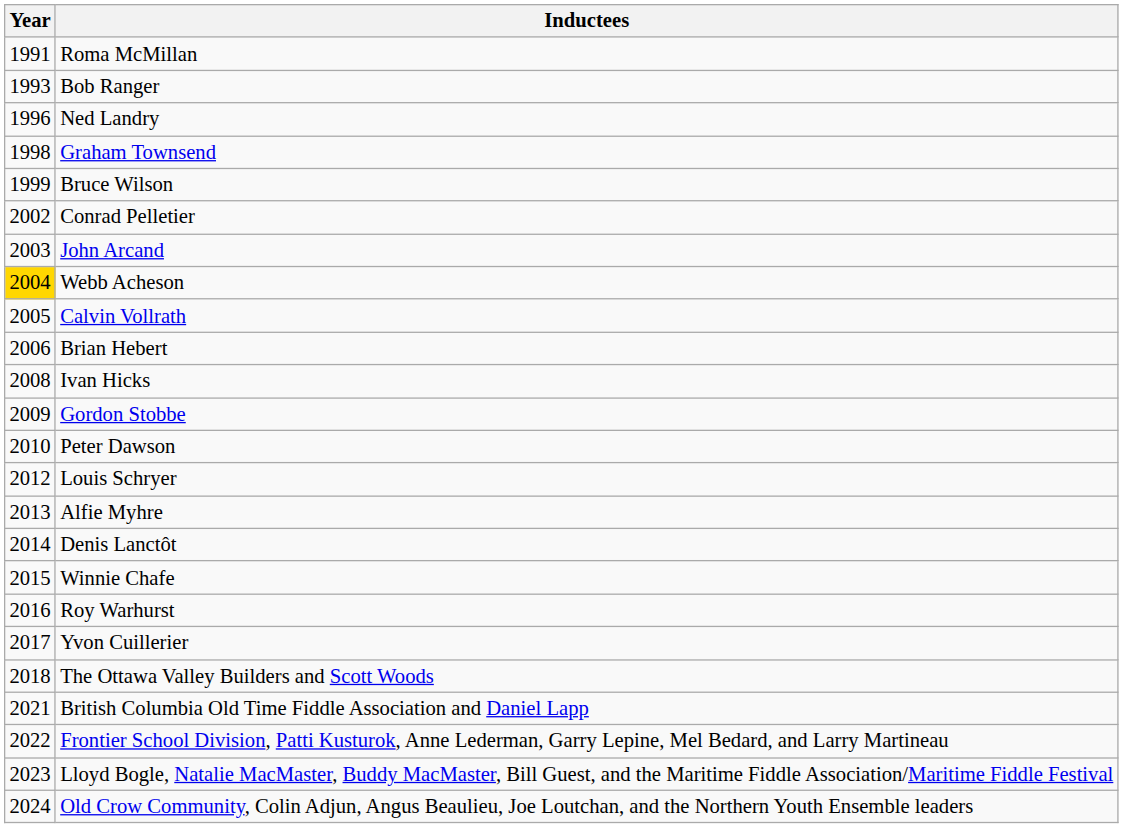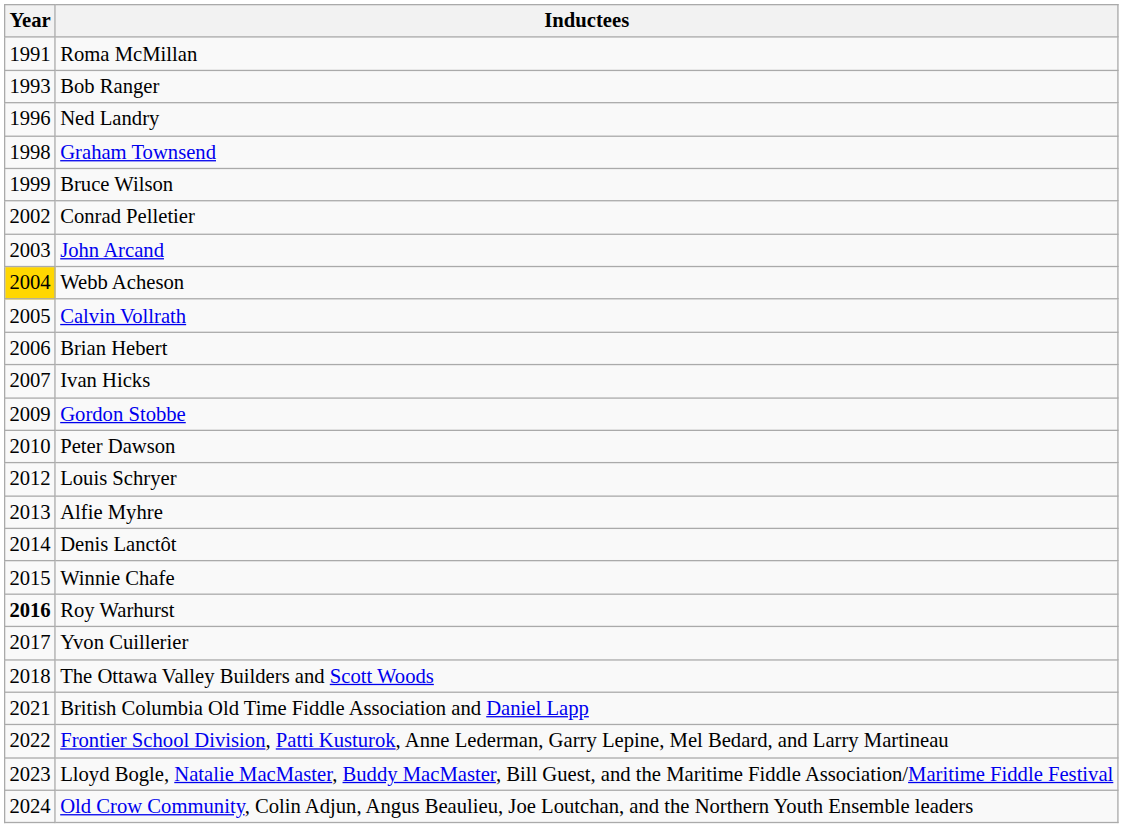(30, 380) 2008 -> (30, 380) 2007
(30, 610) normal -> (30, 610) bold
